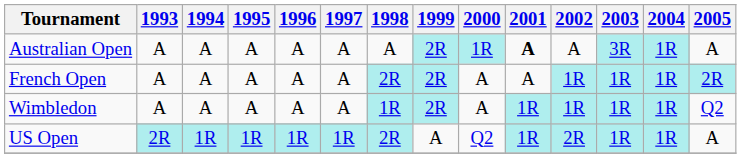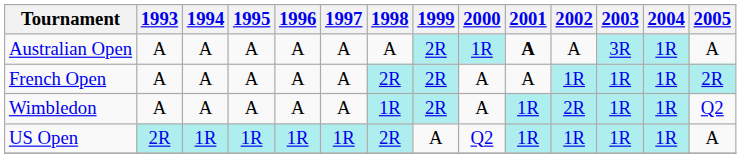(574, 108) 1R -> (574, 108) 2R
(574, 138) 2R -> (574, 138) 1R
